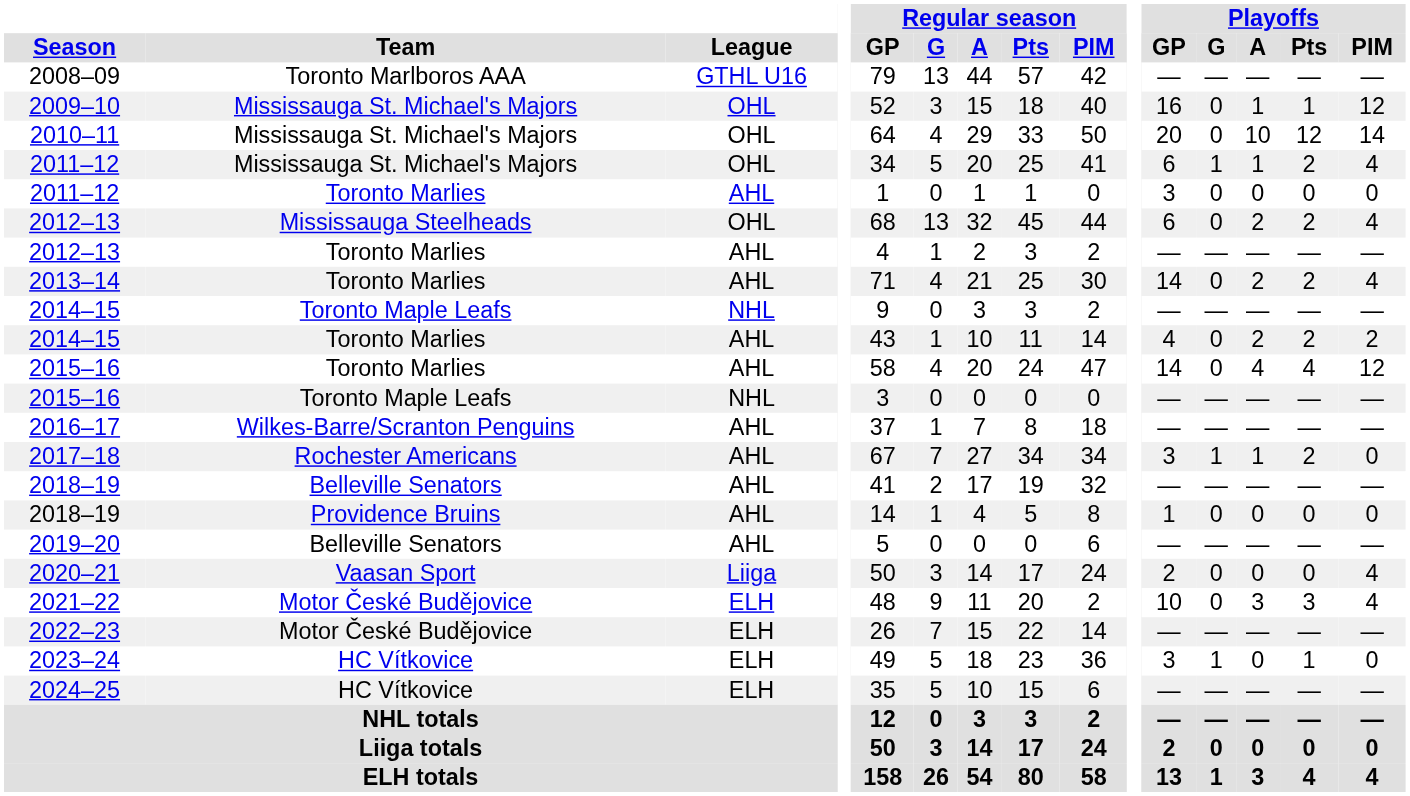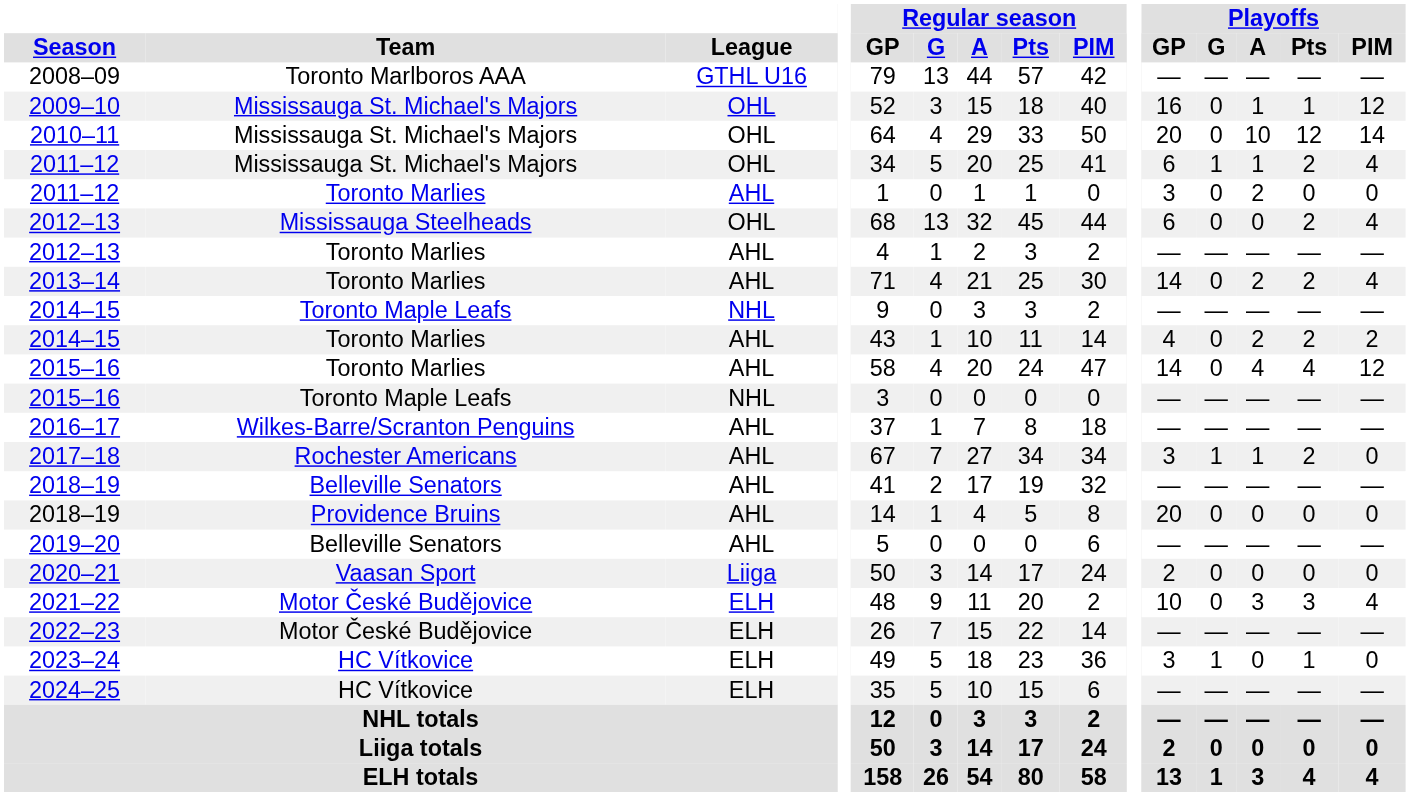(1258, 193) 0 -> (1258, 193) 2
(1258, 222) 2 -> (1258, 222) 0
(1169, 514) 1 -> (1169, 514) 20
(1372, 573) 4 -> (1372, 573) 0
